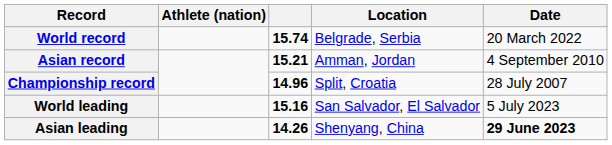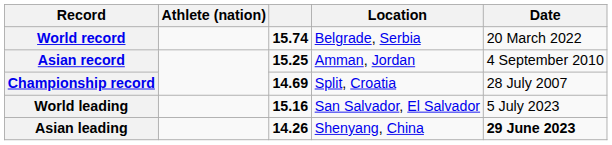(290, 60) 15.21 -> (290, 60) 15.25
(290, 83) 14.96 -> (290, 83) 14.69
